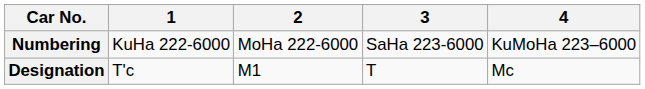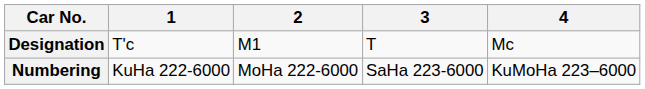rows swapped: (56, 71) <-> (56, 44)
